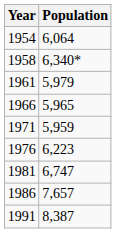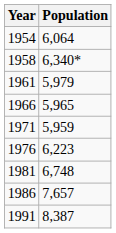(58, 171) 6,747 -> (58, 171) 6,748
